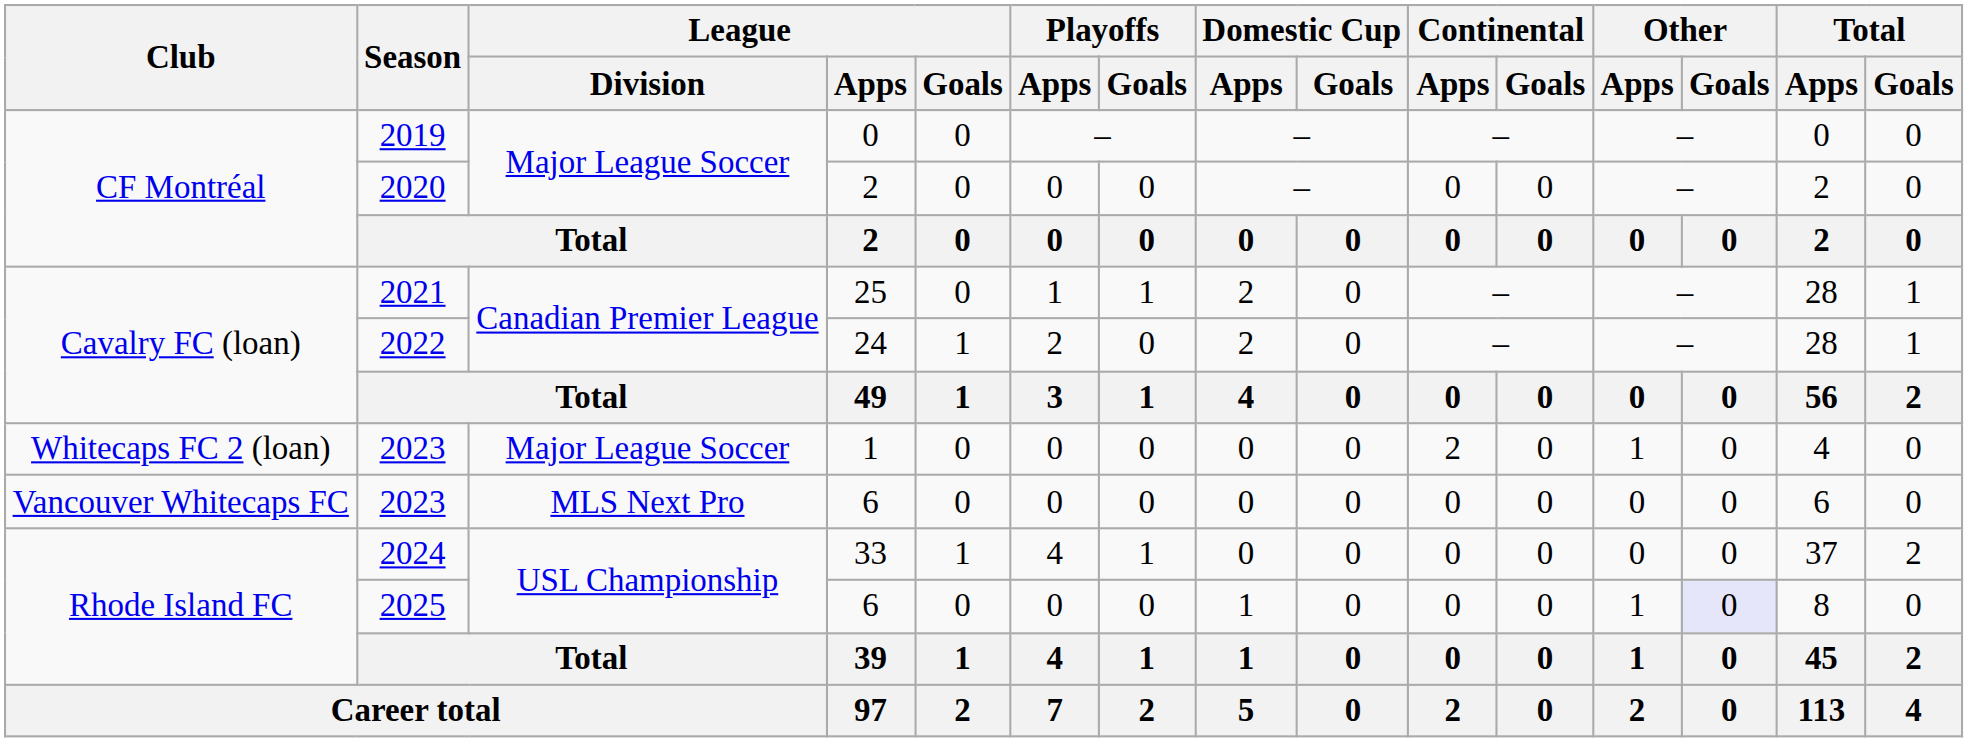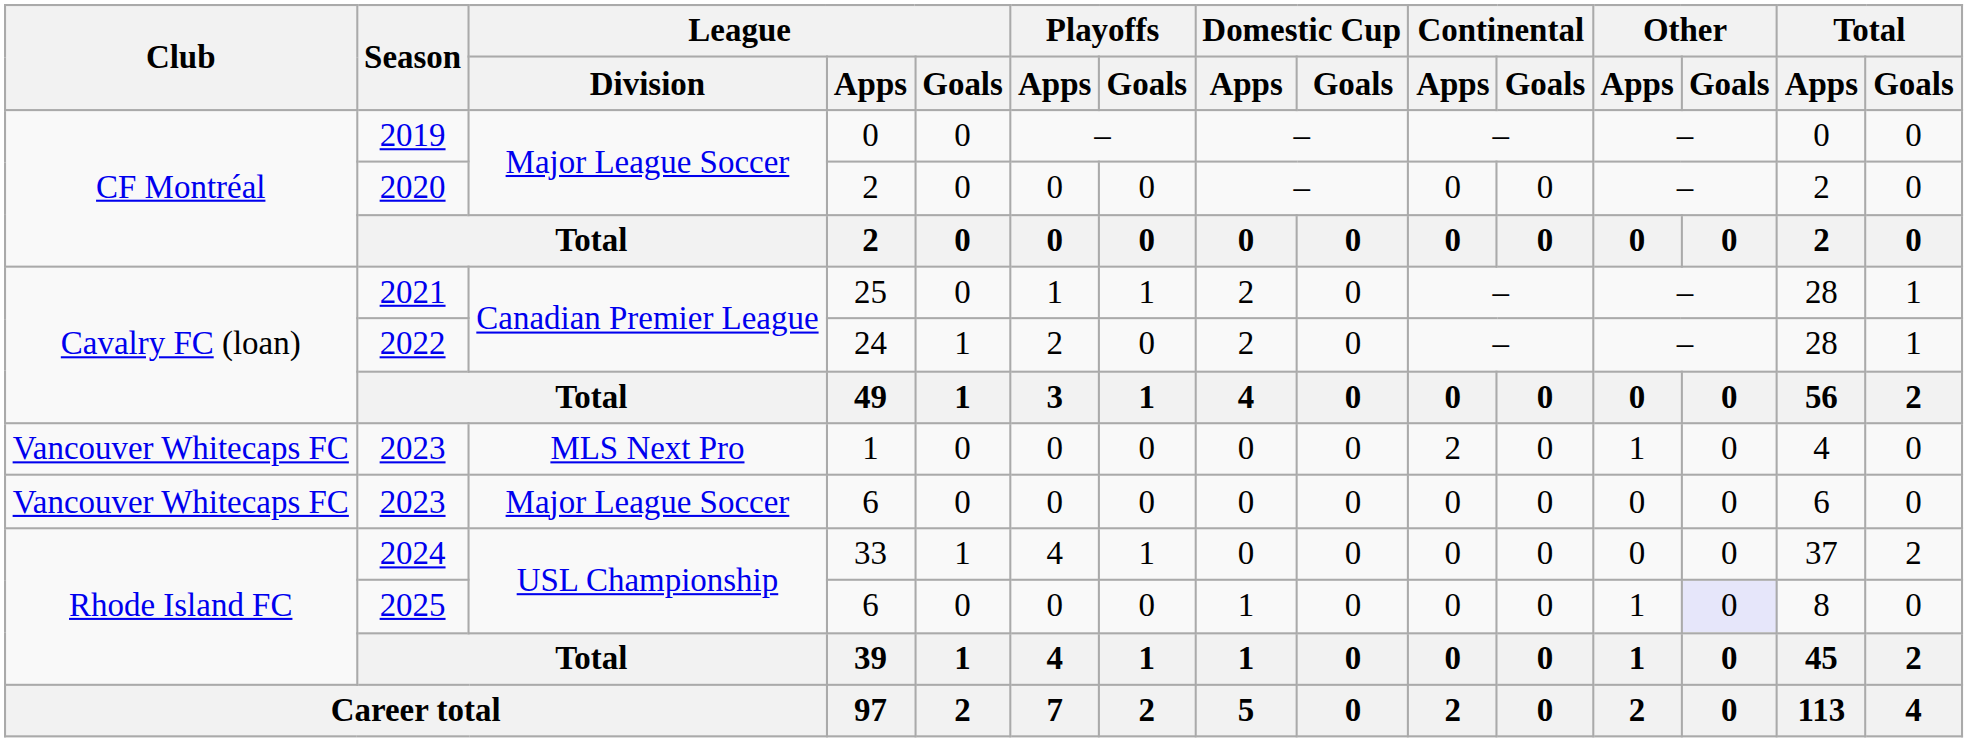(181, 448) Whitecaps FC 2 (loan) -> (181, 448) Vancouver Whitecaps FC
(647, 448) Major League Soccer -> (647, 448) MLS Next Pro
(647, 501) MLS Next Pro -> (647, 501) Major League Soccer
